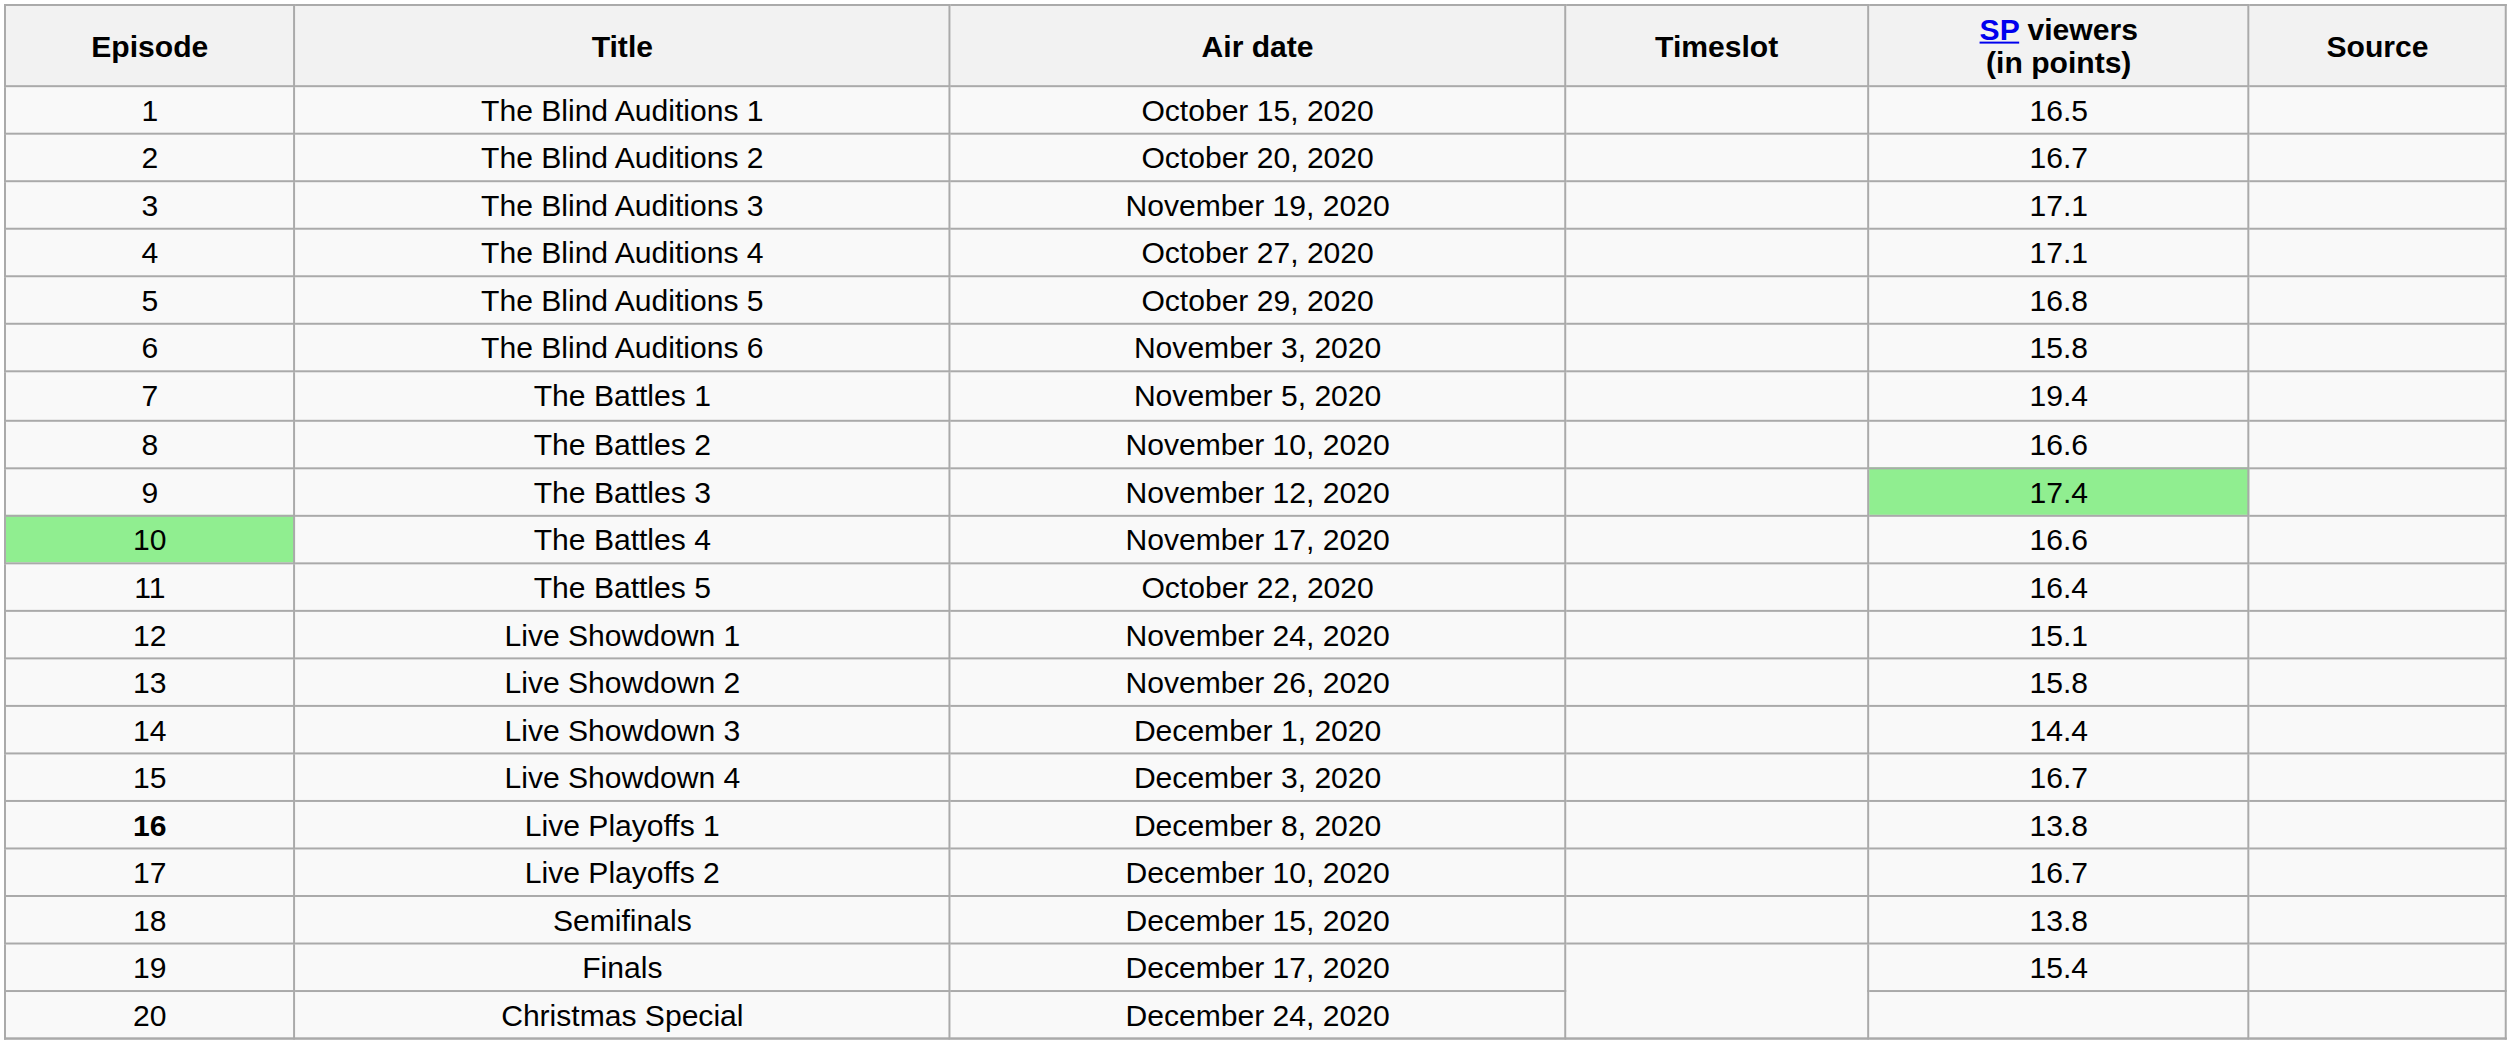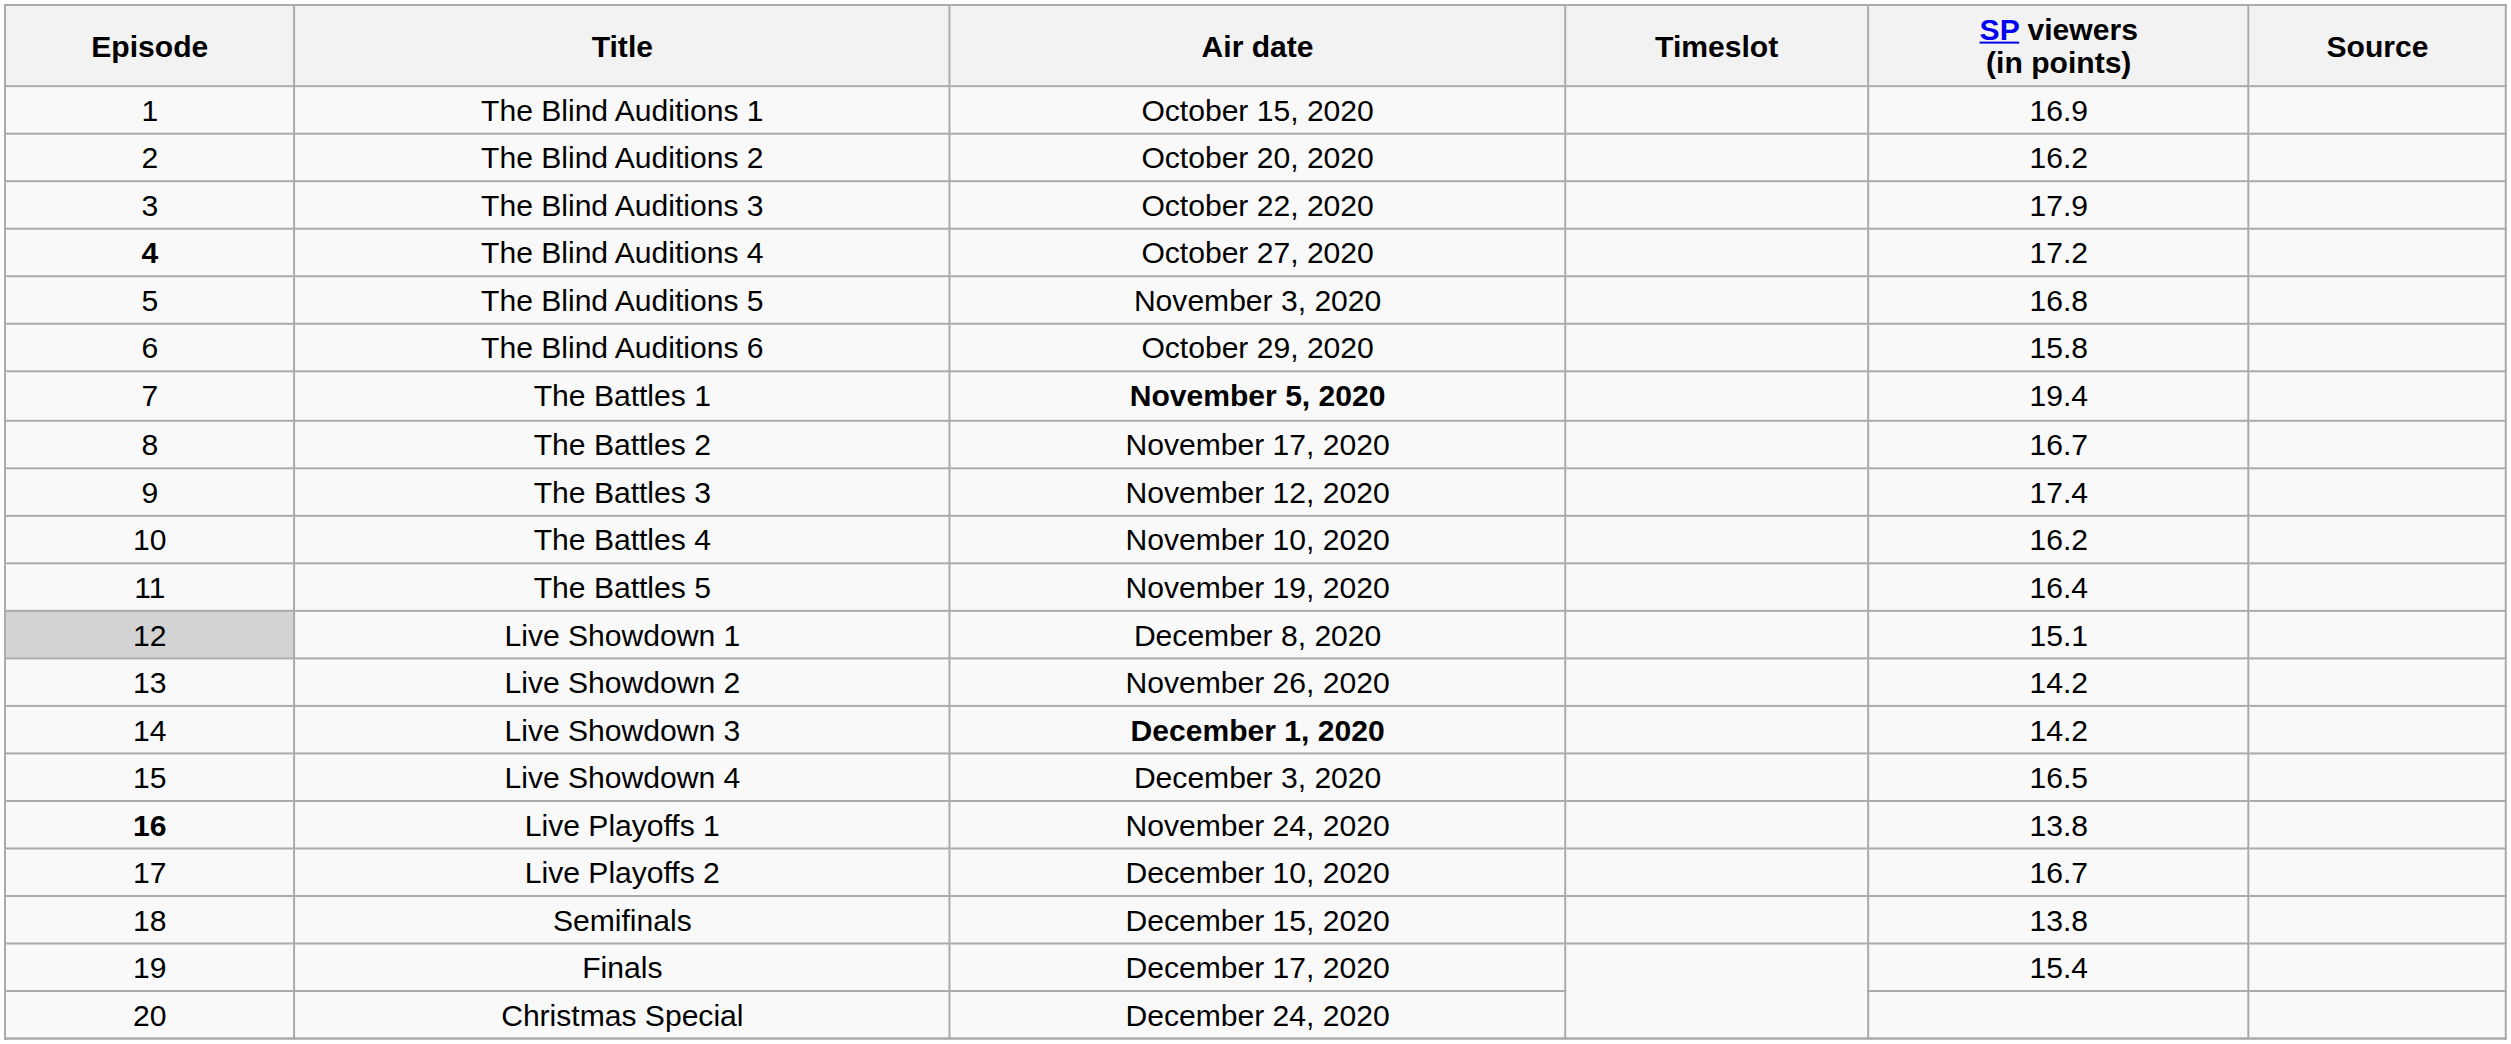(2059, 110) 16.5 -> (2059, 110) 16.9
(2059, 158) 16.7 -> (2059, 158) 16.2
(1258, 206) November 19, 2020 -> (1258, 206) October 22, 2020
(2059, 206) 17.1 -> (2059, 206) 17.9
(150, 253) normal -> (150, 253) bold
(2059, 253) 17.1 -> (2059, 253) 17.2
(1258, 301) October 29, 2020 -> (1258, 301) November 3, 2020
(1258, 349) November 3, 2020 -> (1258, 349) October 29, 2020
(1258, 396) normal -> (1258, 396) bold
(1258, 444) November 10, 2020 -> (1258, 444) November 17, 2020
(2059, 444) 16.6 -> (2059, 444) 16.7
(2059, 491) lightgreen background -> (2059, 491) no background
(150, 539) lightgreen background -> (150, 539) no background
(1258, 539) November 17, 2020 -> (1258, 539) November 10, 2020
(2059, 539) 16.6 -> (2059, 539) 16.2
(1258, 587) October 22, 2020 -> (1258, 587) November 19, 2020
(150, 634) no background -> (150, 634) lightgrey background
(1258, 634) November 24, 2020 -> (1258, 634) December 8, 2020
(2059, 682) 15.8 -> (2059, 682) 14.2
(1258, 730) normal -> (1258, 730) bold
(2059, 730) 14.4 -> (2059, 730) 14.2
(2059, 777) 16.7 -> (2059, 777) 16.5
(1258, 825) December 8, 2020 -> (1258, 825) November 24, 2020
